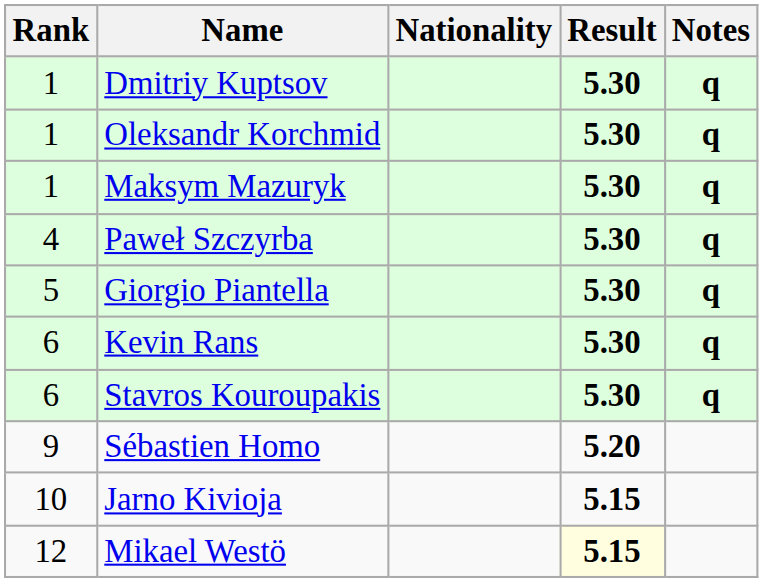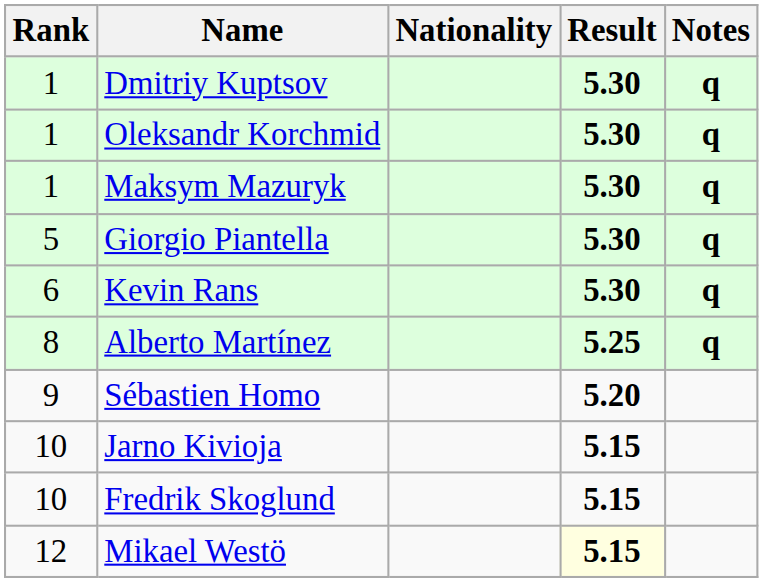- row: (209, 238)
- row: (242, 394)
+ row: (218, 342)
+ row: (220, 498)
